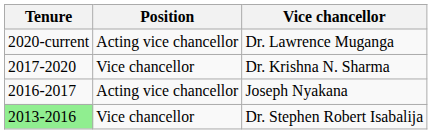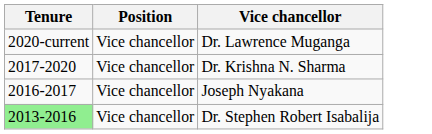(167, 41) Acting vice chancellor -> (145, 41) Vice chancellor
(167, 91) Acting vice chancellor -> (145, 91) Vice chancellor
